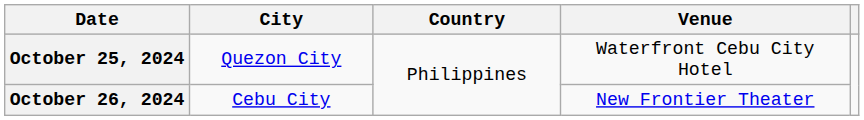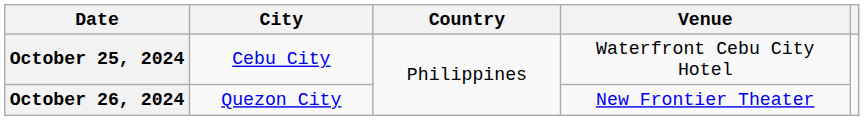(281, 60) Quezon City -> (281, 60) Cebu City
(281, 100) Cebu City -> (281, 100) Quezon City
